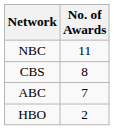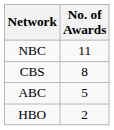(85, 93) 7 -> (85, 93) 5
